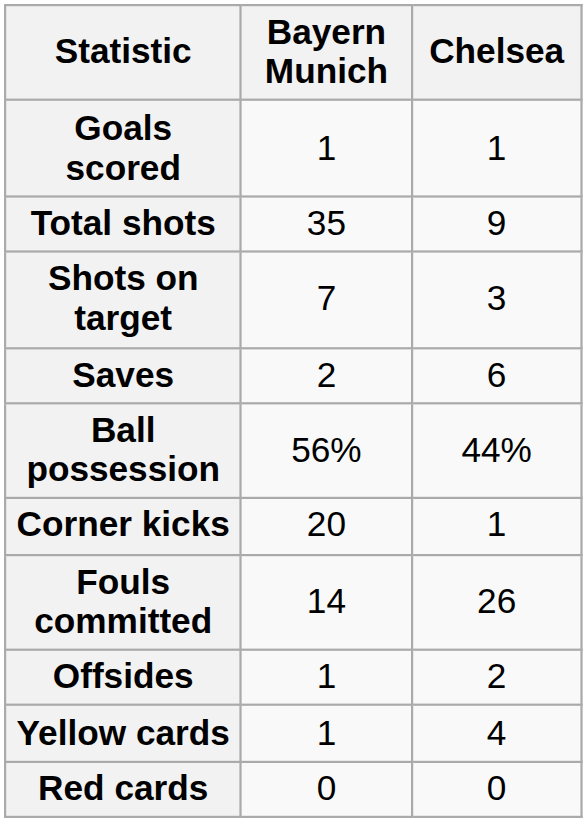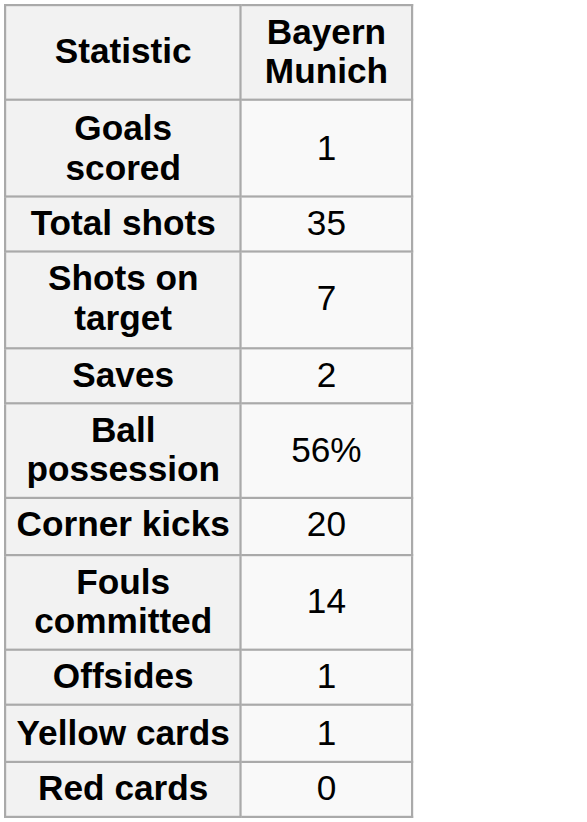- column: (497, 52)
